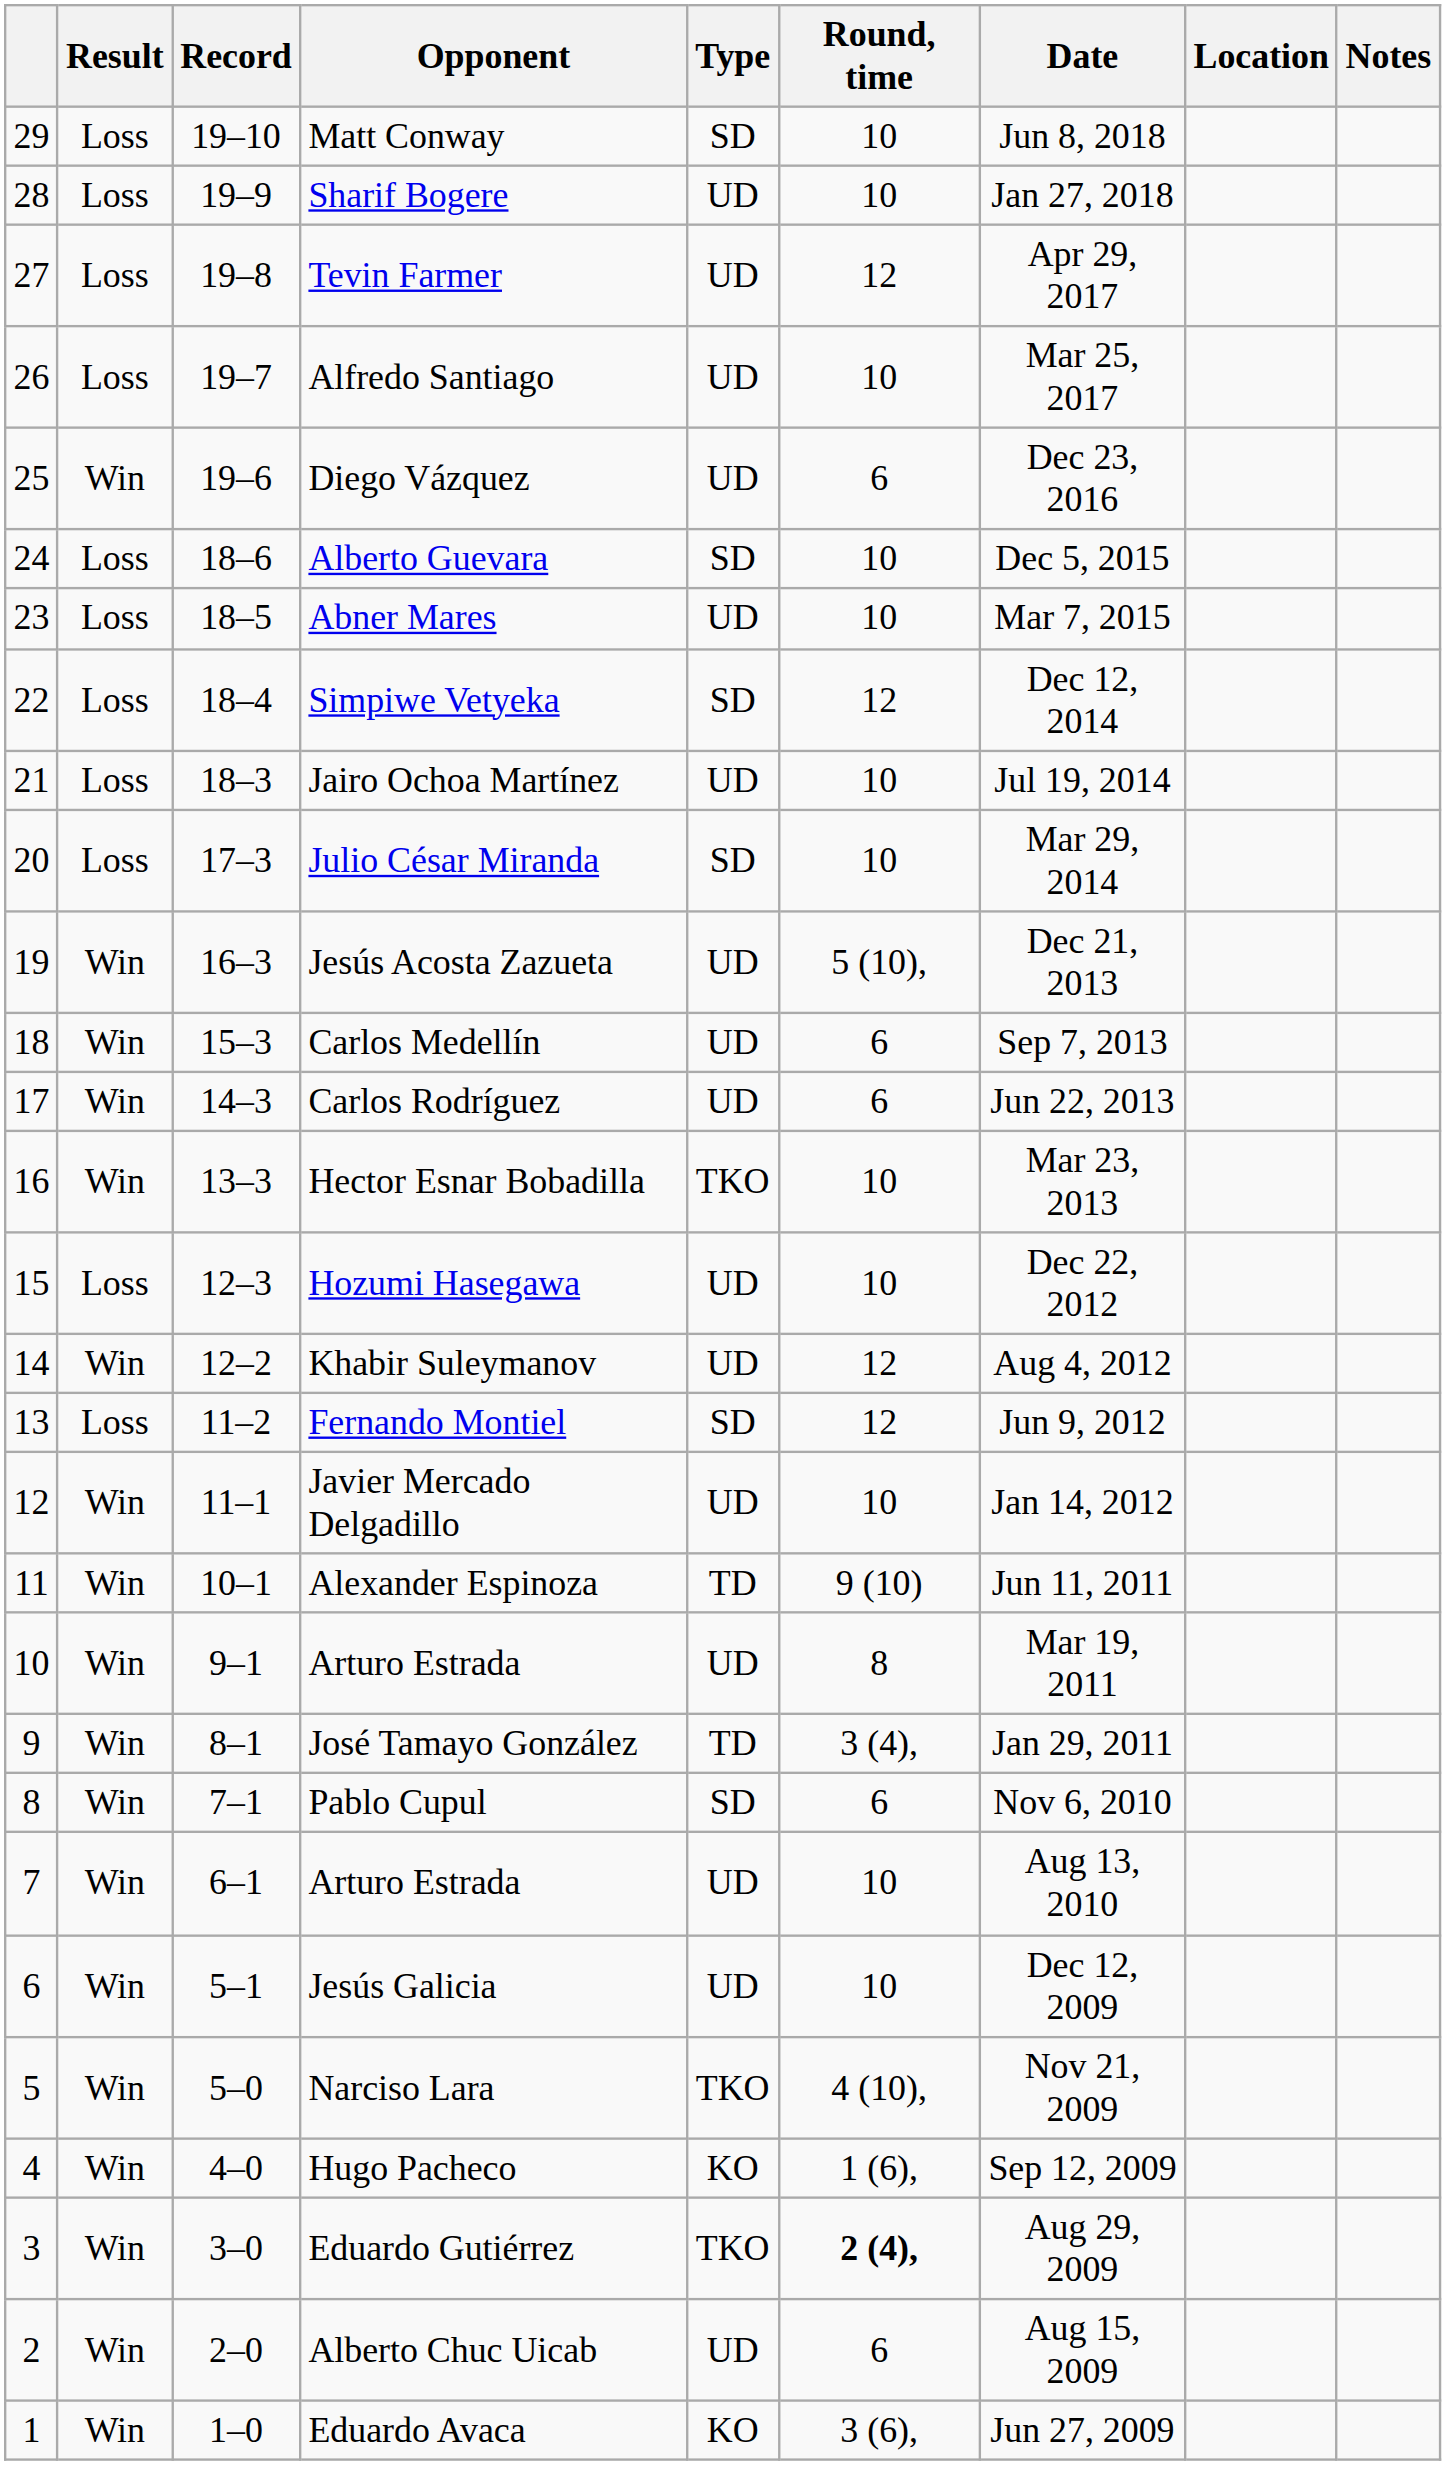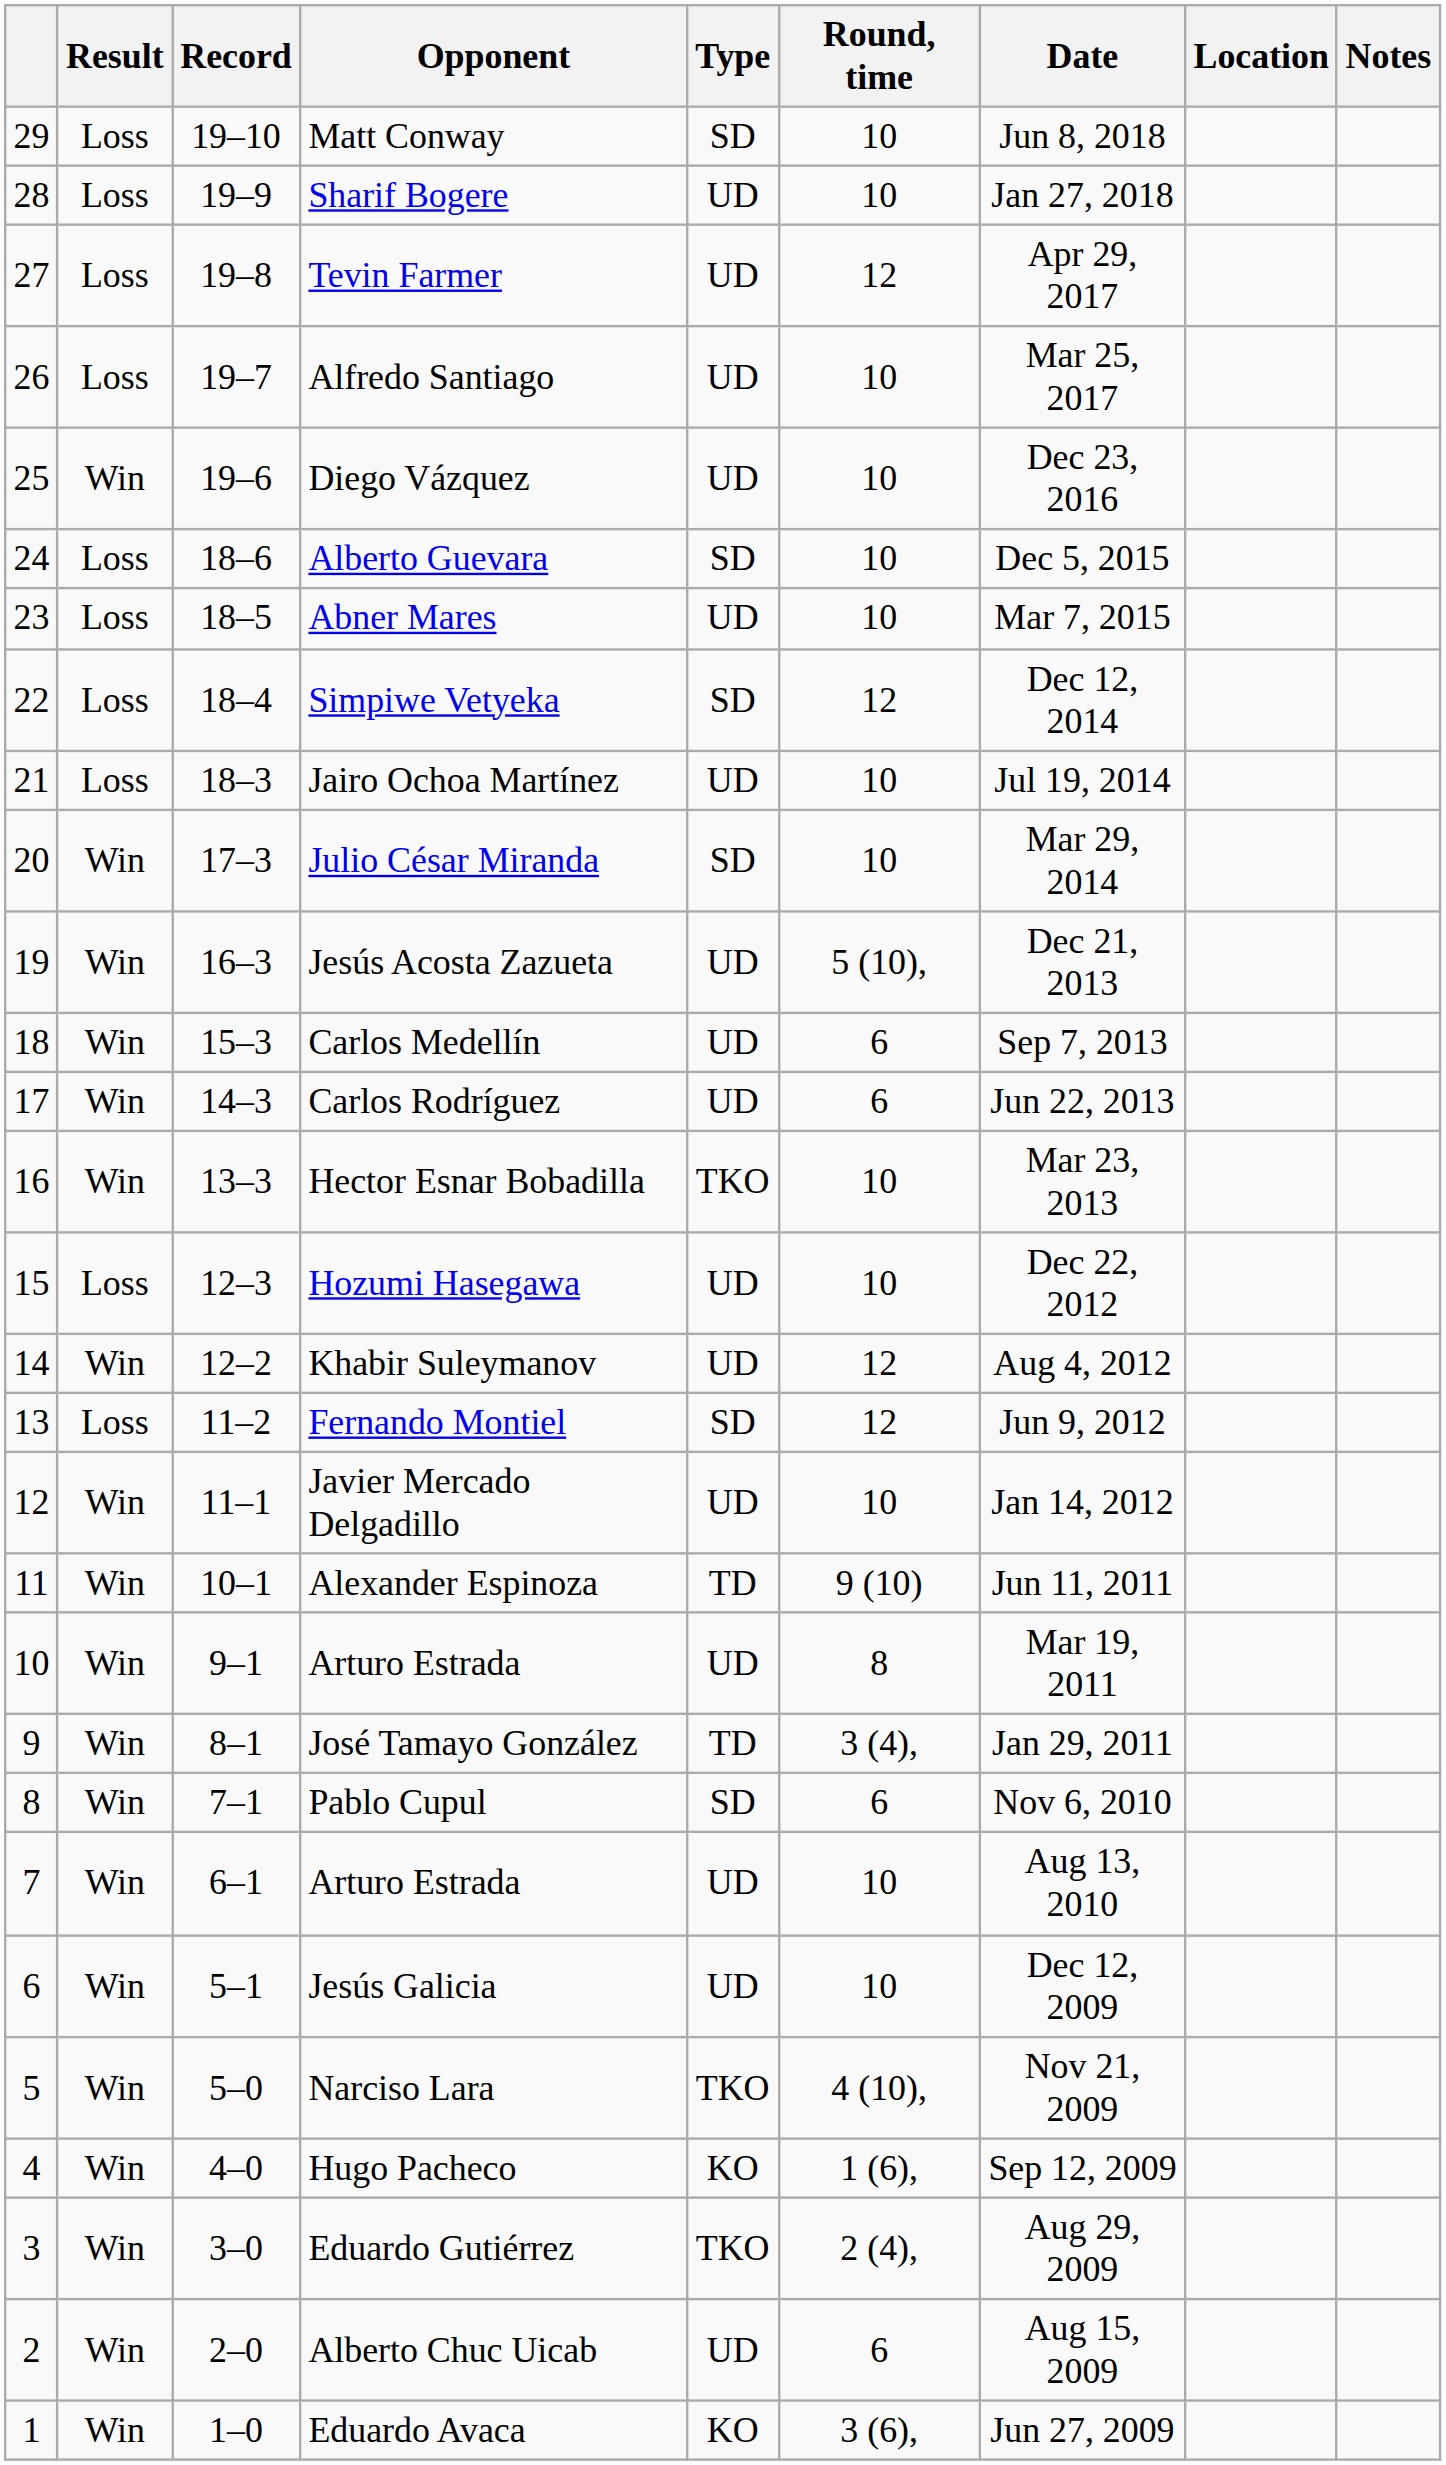(879, 478) 6 -> (879, 478) 10
(115, 859) Loss -> (115, 859) Win
(879, 2247) bold -> (879, 2247) normal
